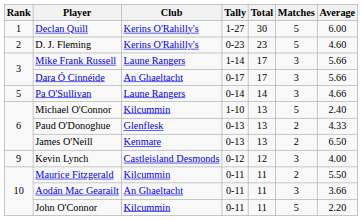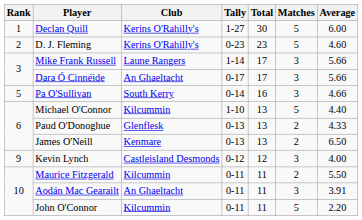(154, 93) Laune Rangers -> (149, 93) South Kerry
(262, 93) 14 -> (262, 93) 16
(337, 110) 2.40 -> (337, 110) 4.40
(337, 191) 3.66 -> (337, 191) 3.91
